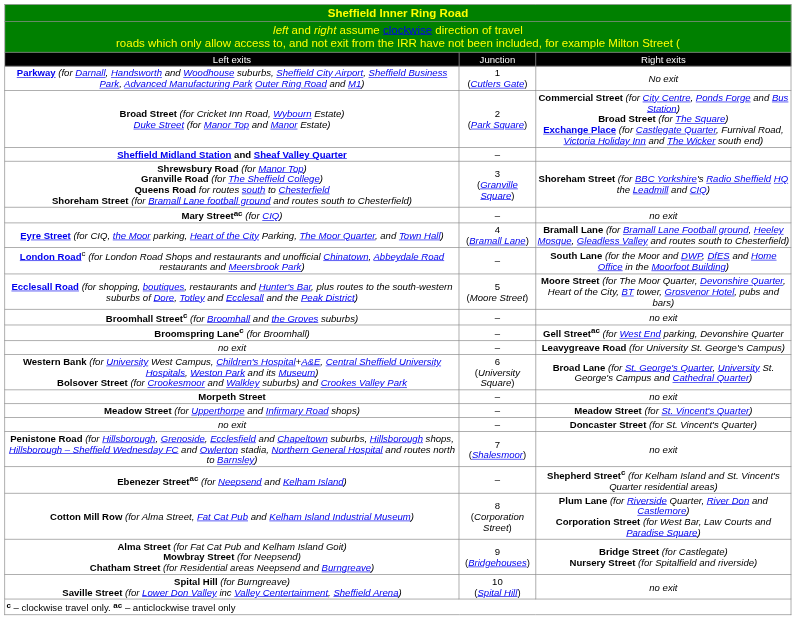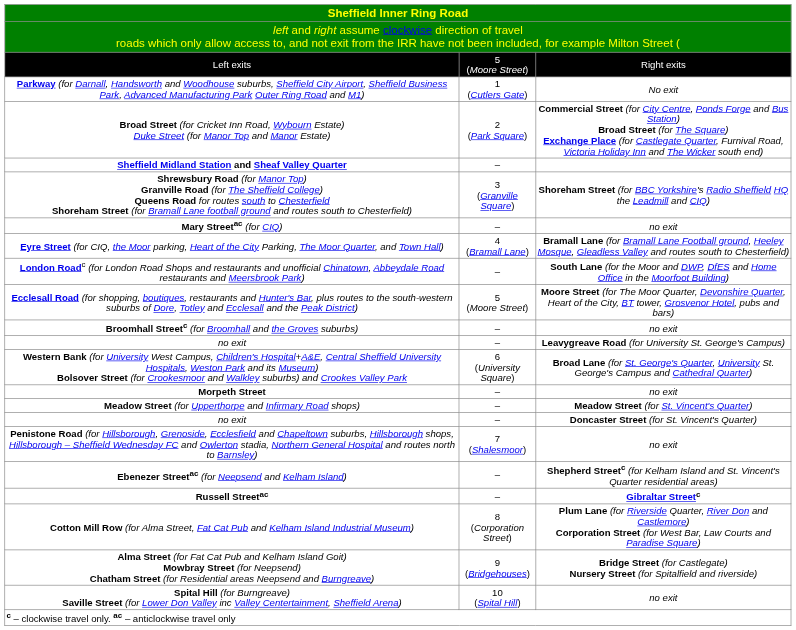(497, 59) Junction -> (497, 64) 5 (Moore Street)
- row: (232, 333)
+ row: (232, 496)
